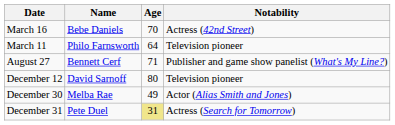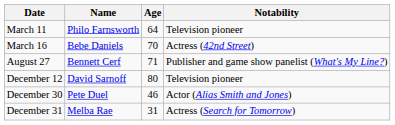rows swapped: (27, 45) <-> (27, 29)
(90, 95) Melba Rae -> (88, 95) Pete Duel
(153, 95) 49 -> (153, 95) 46
(88, 111) Pete Duel -> (90, 111) Melba Rae
(153, 111) khaki background -> (153, 111) no background
